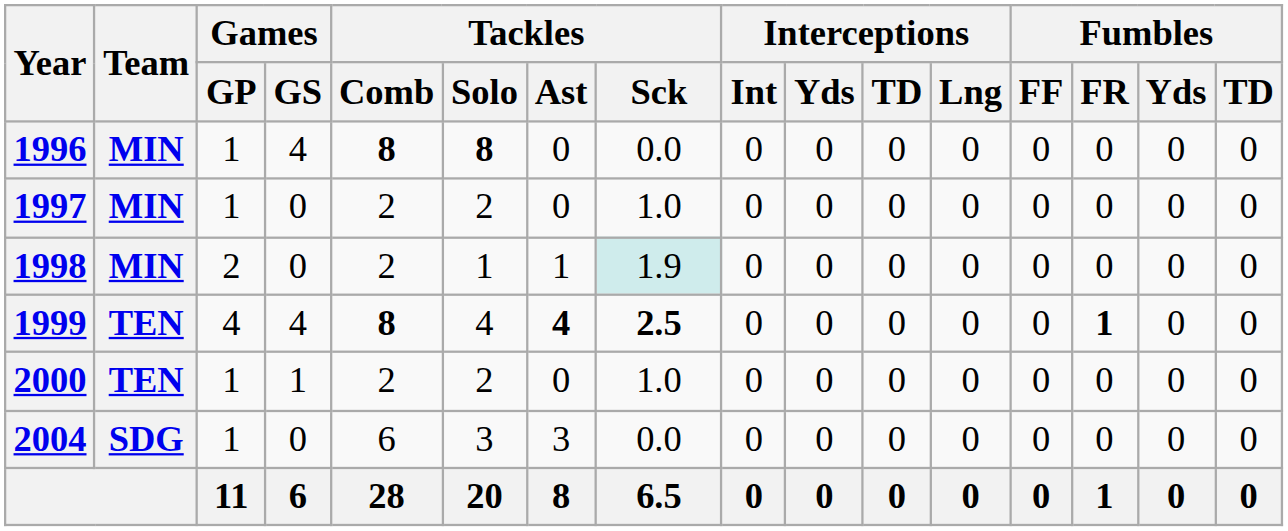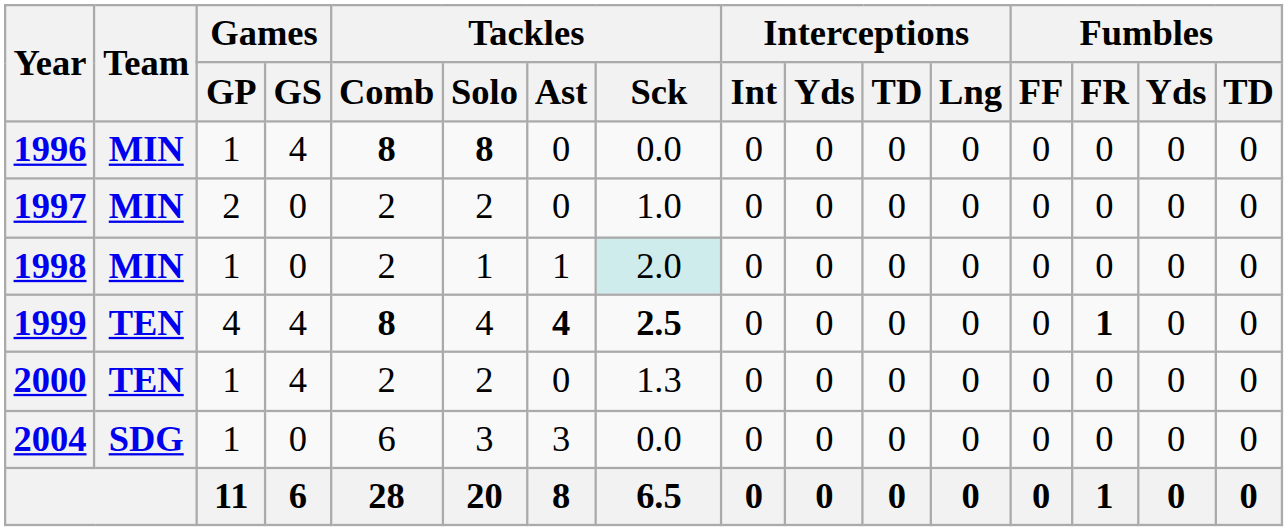(231, 206) 1 -> (231, 206) 2
(231, 264) 2 -> (231, 264) 1
(659, 264) 1.9 -> (659, 264) 2.0
(298, 380) 1 -> (298, 380) 4
(659, 380) 1.0 -> (659, 380) 1.3
